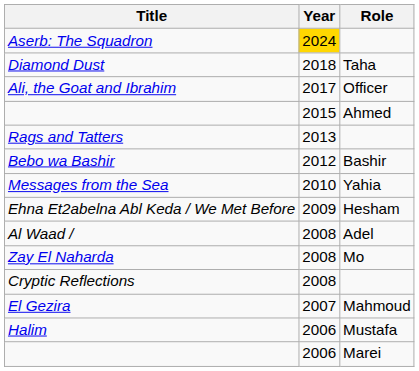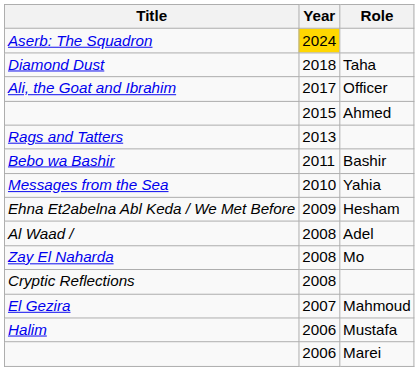(319, 161) 2012 -> (319, 161) 2011
